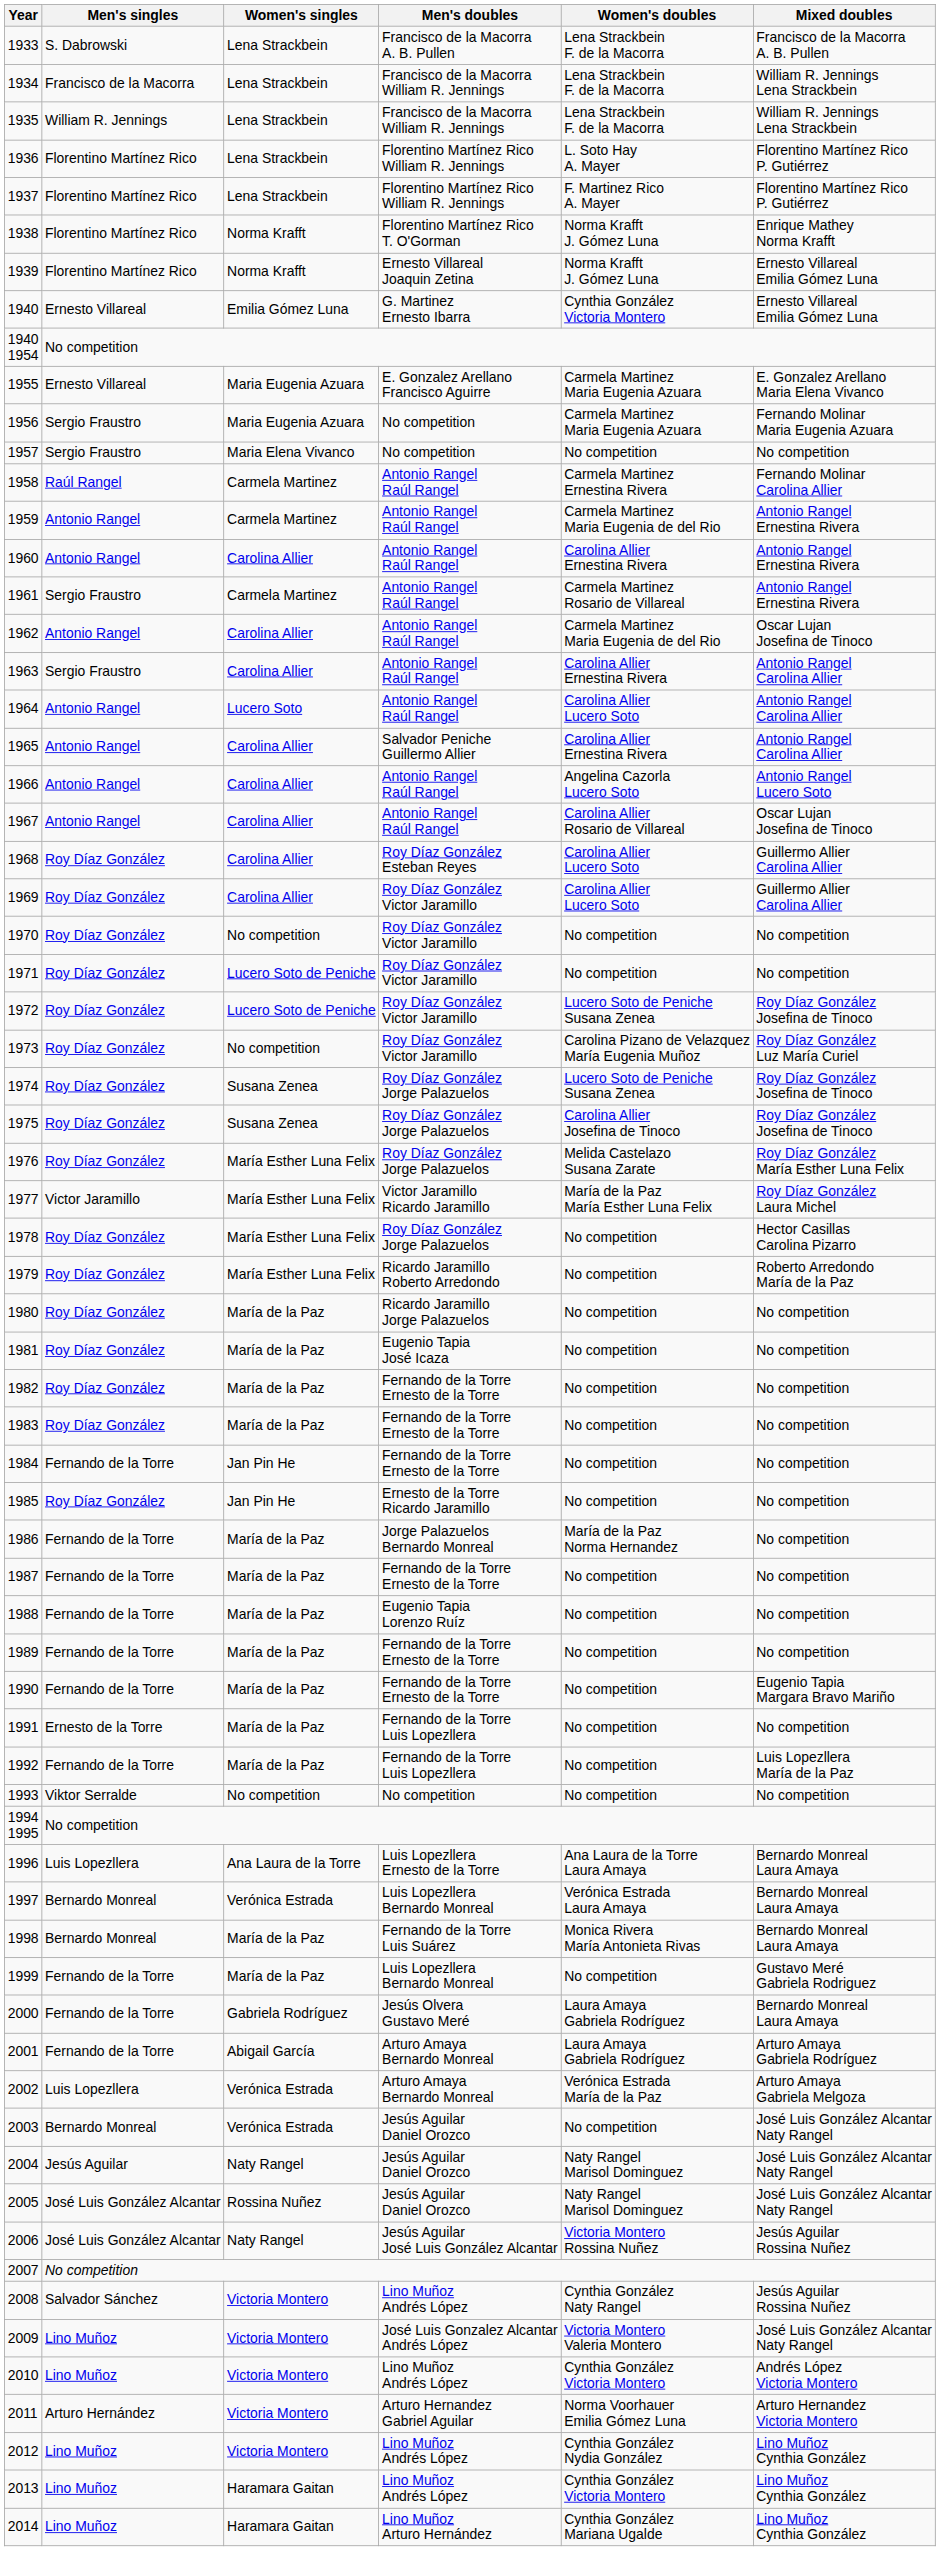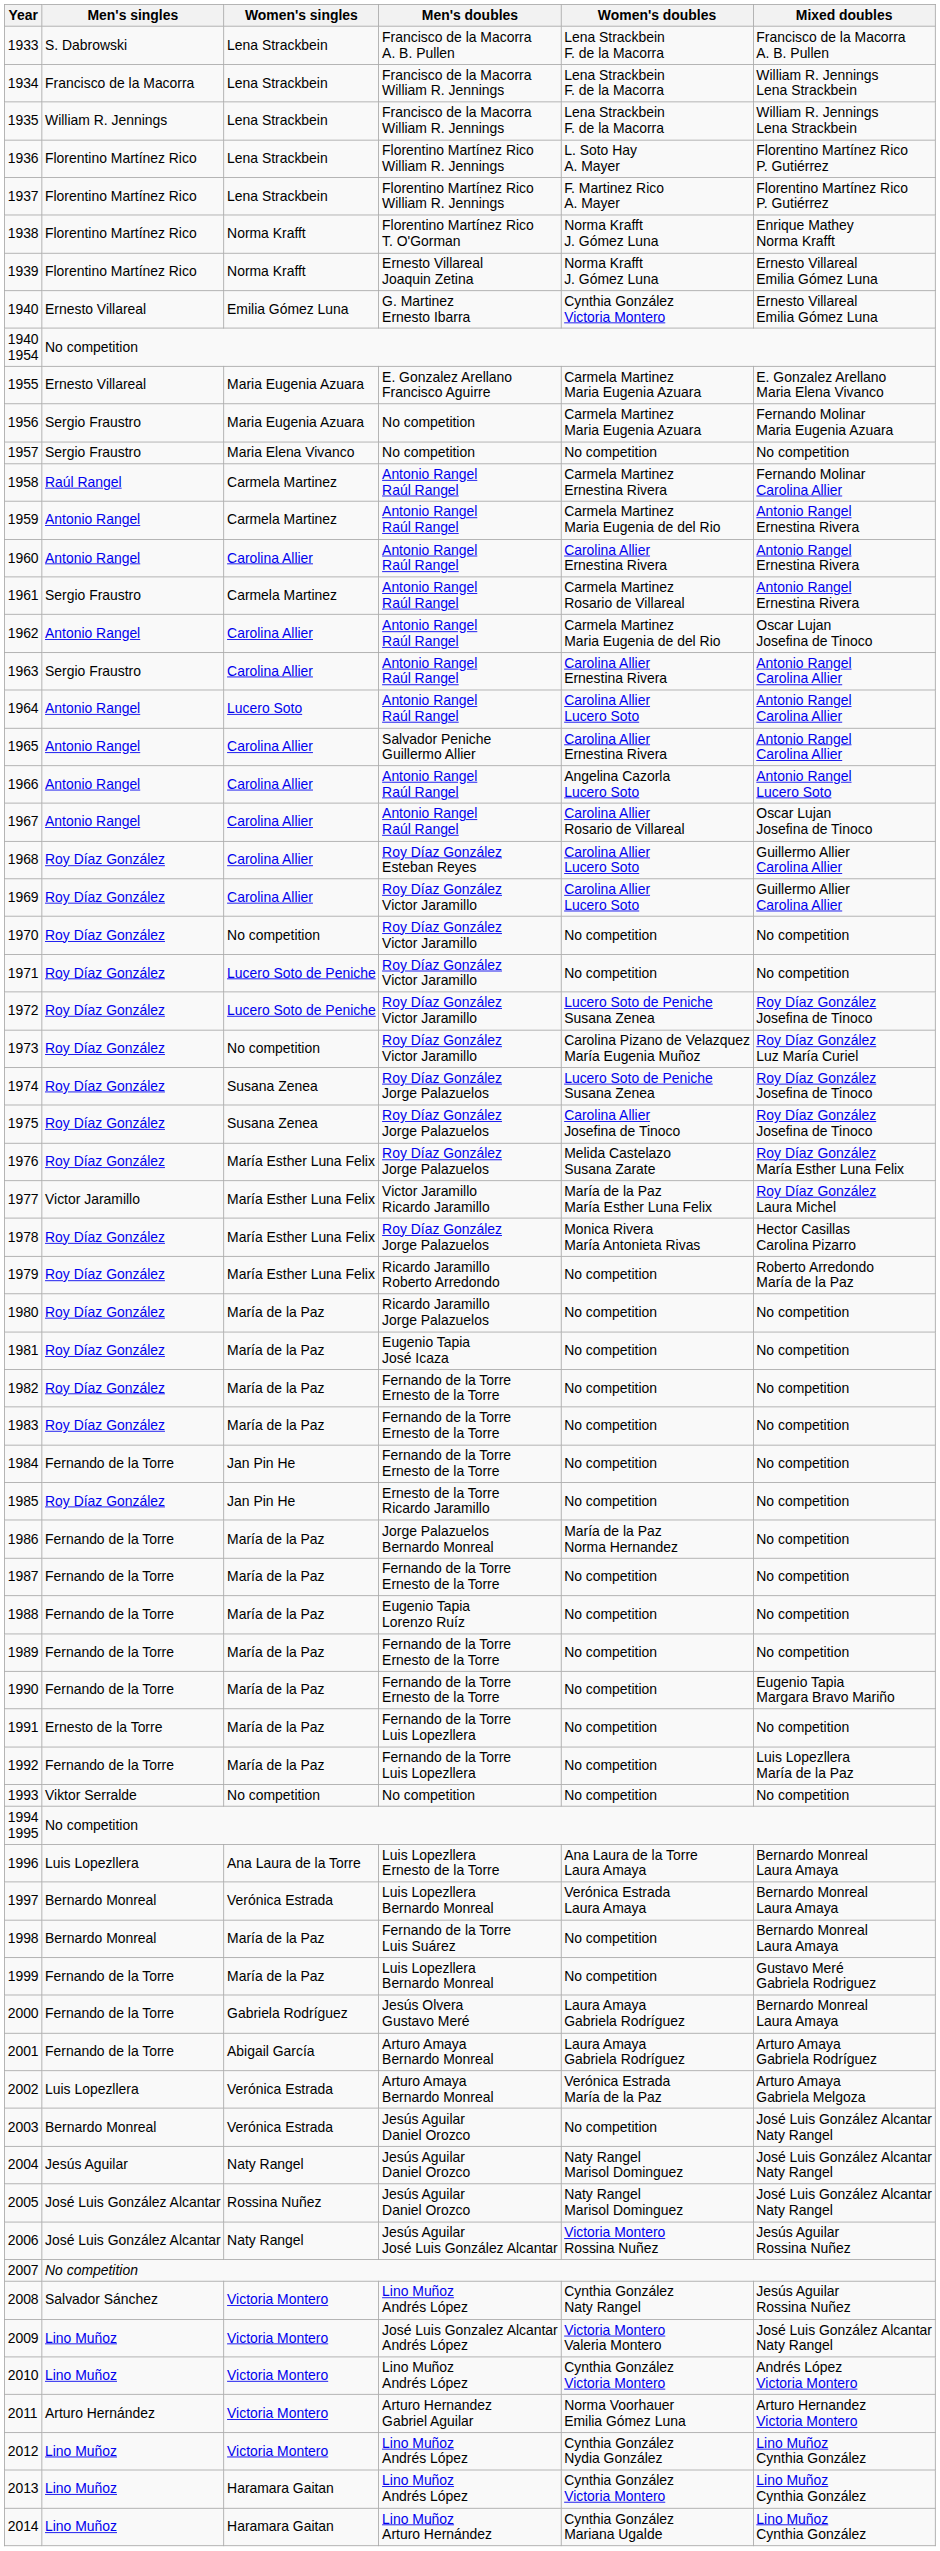(611, 1237) No competition -> (632, 1237) Monica Rivera María Antonieta Rivas
(632, 1938) Monica Rivera María Antonieta Rivas -> (611, 1938) No competition
